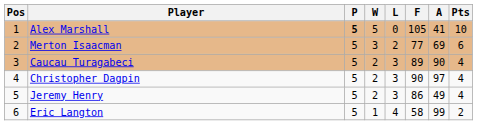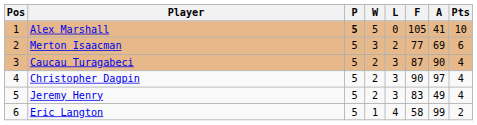(417, 62) 89 -> (417, 62) 87
(417, 95) 86 -> (417, 95) 83
